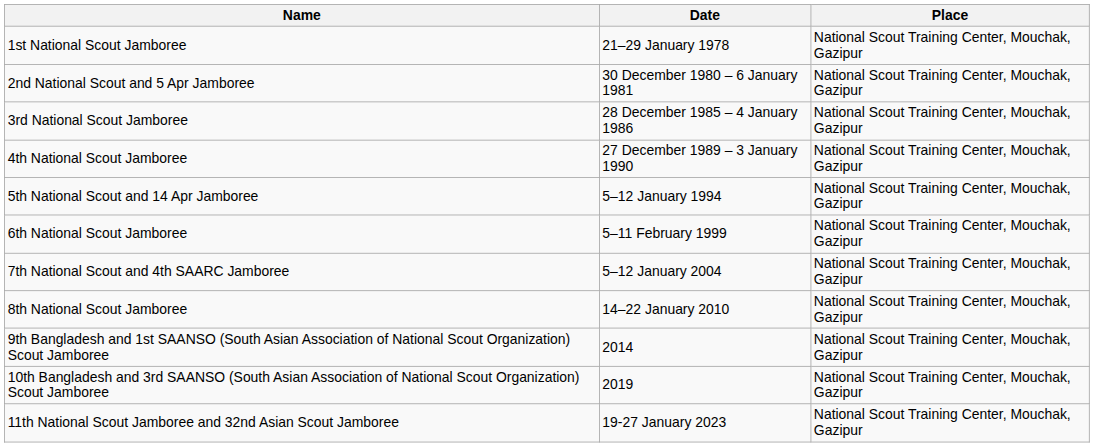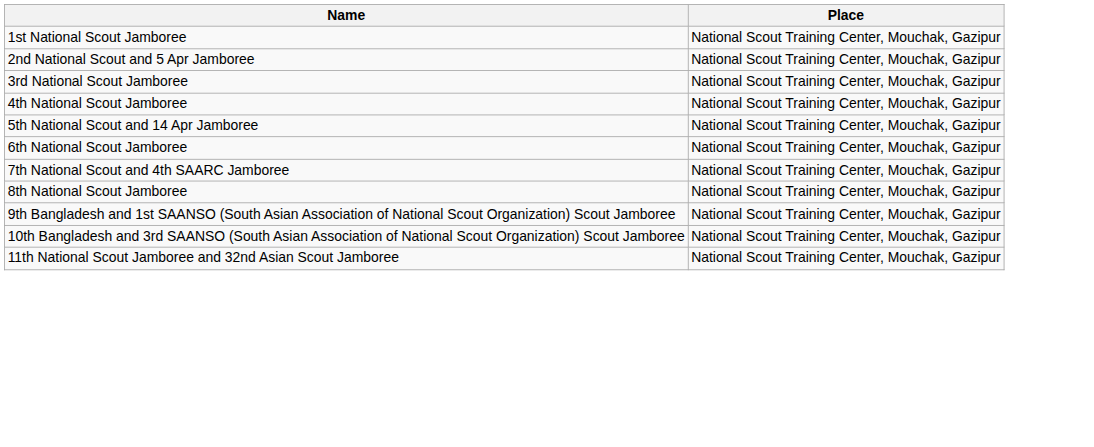- column: (705, 15)
